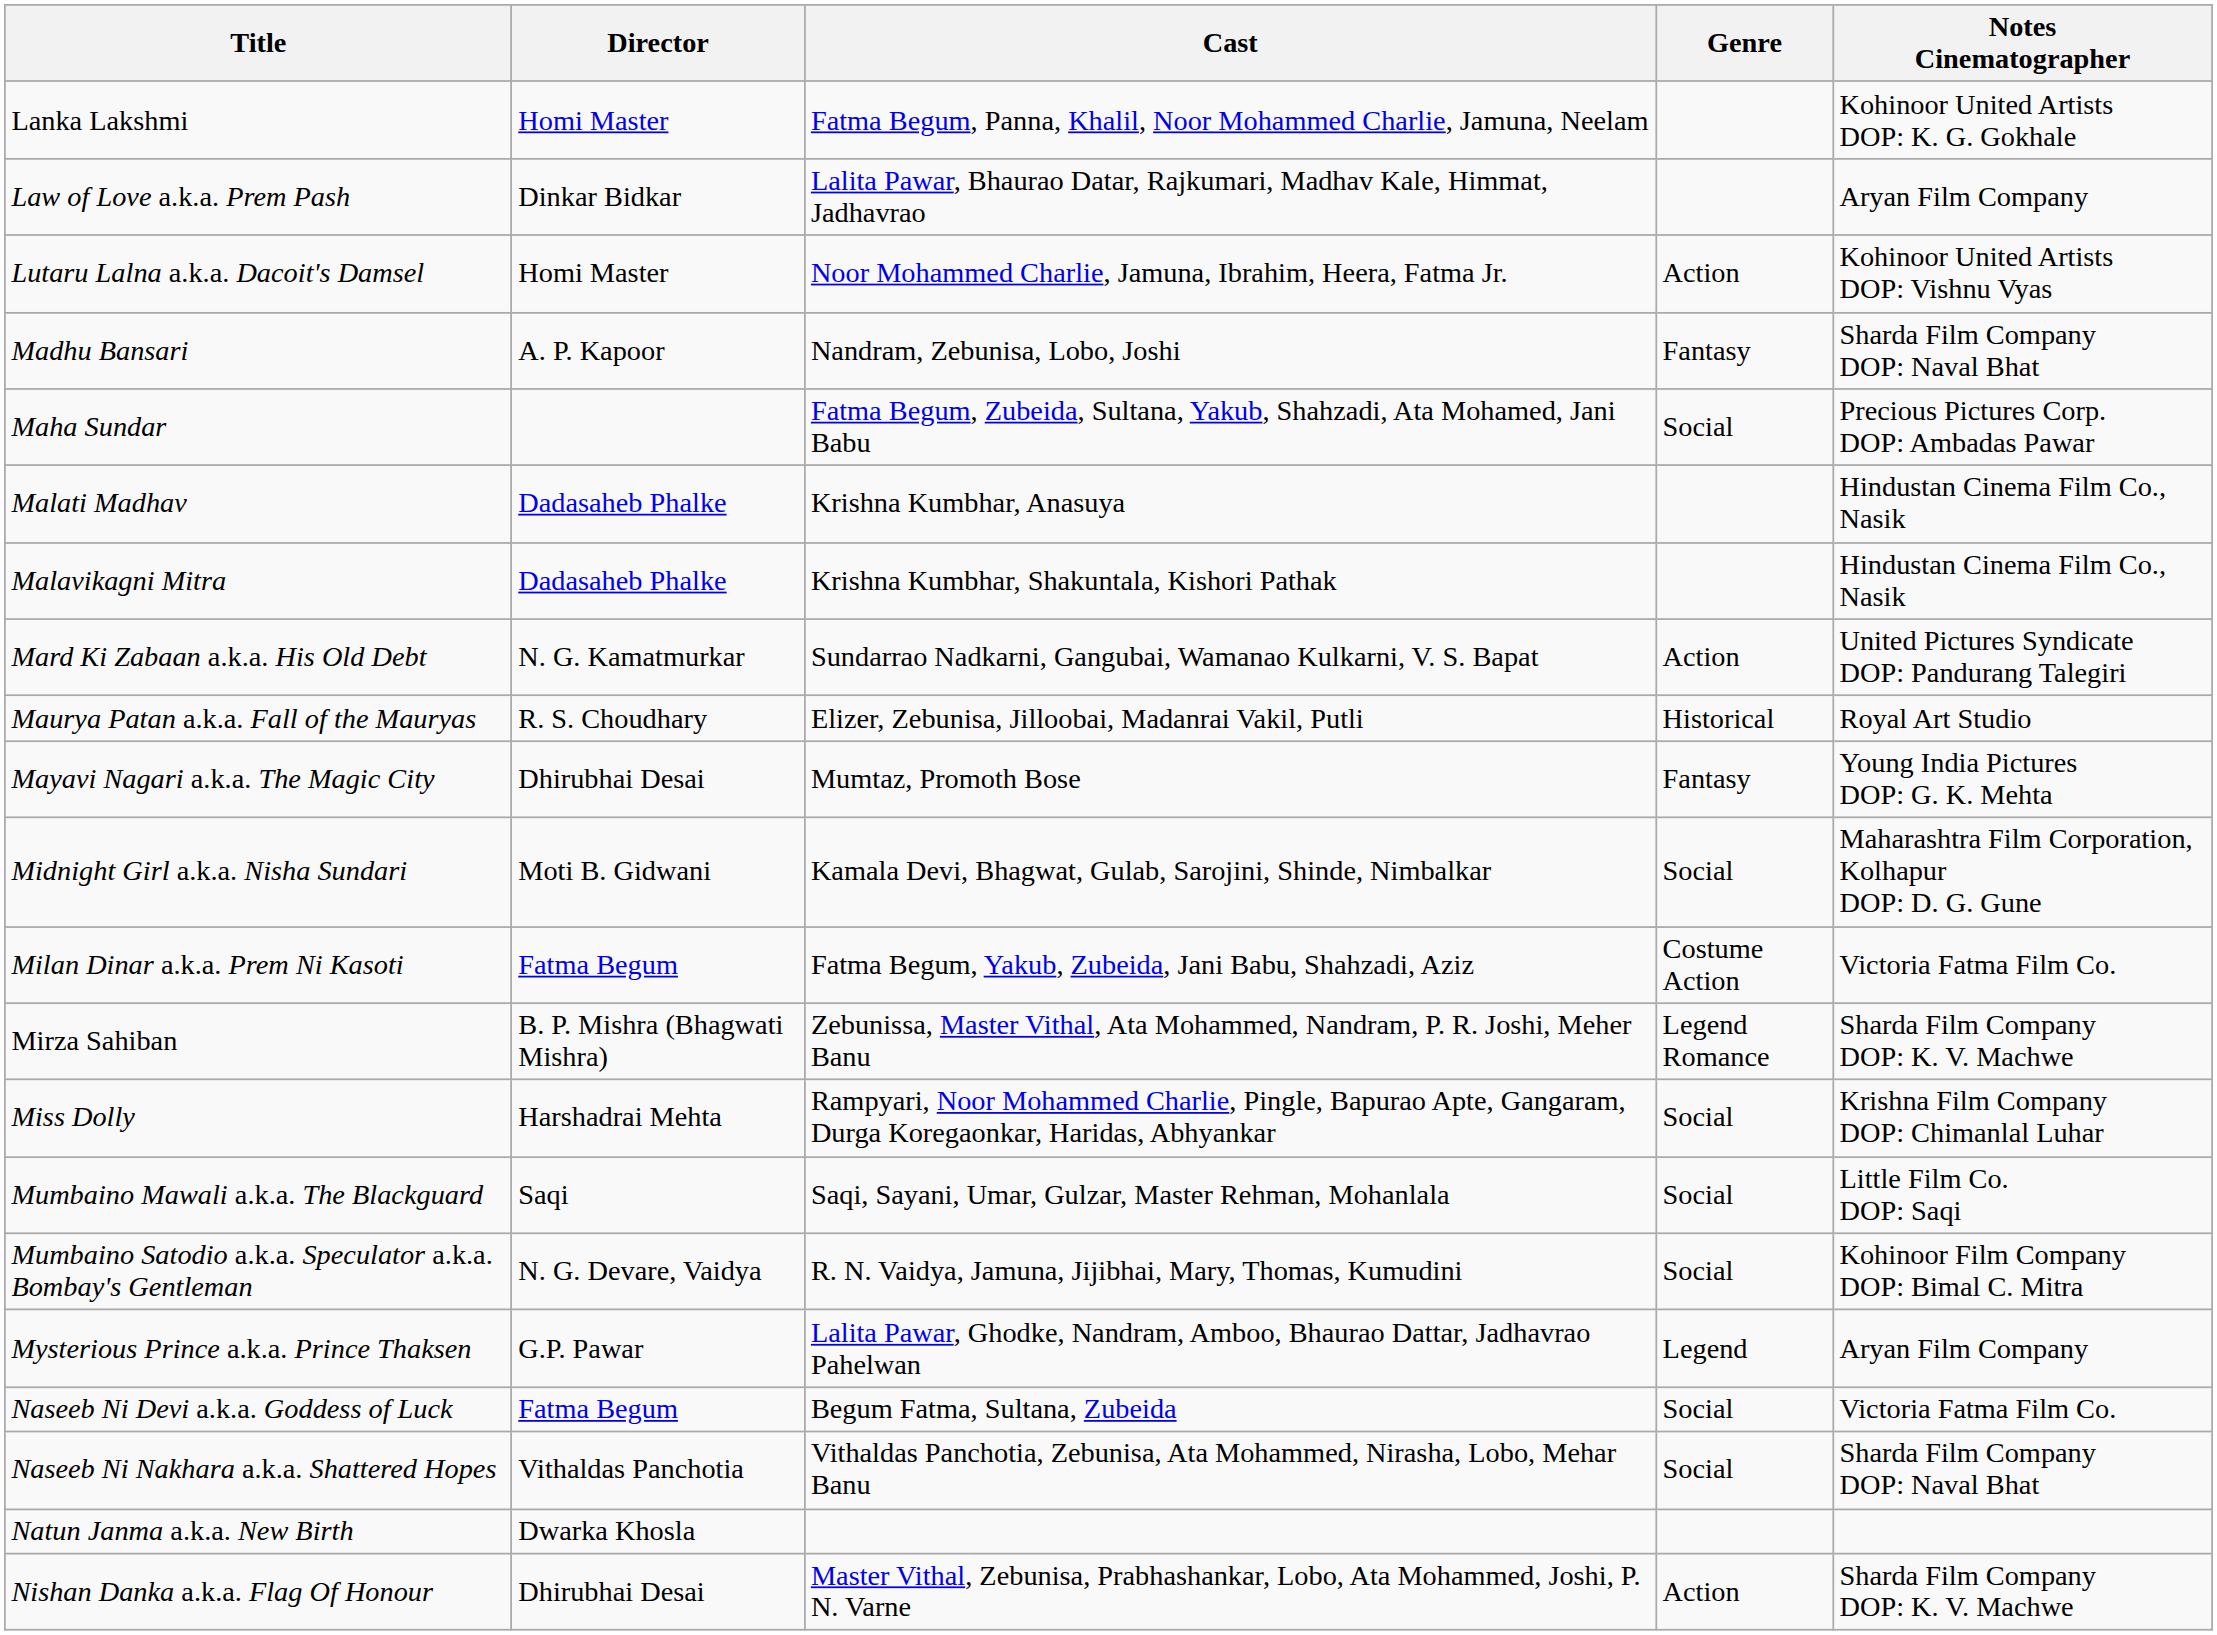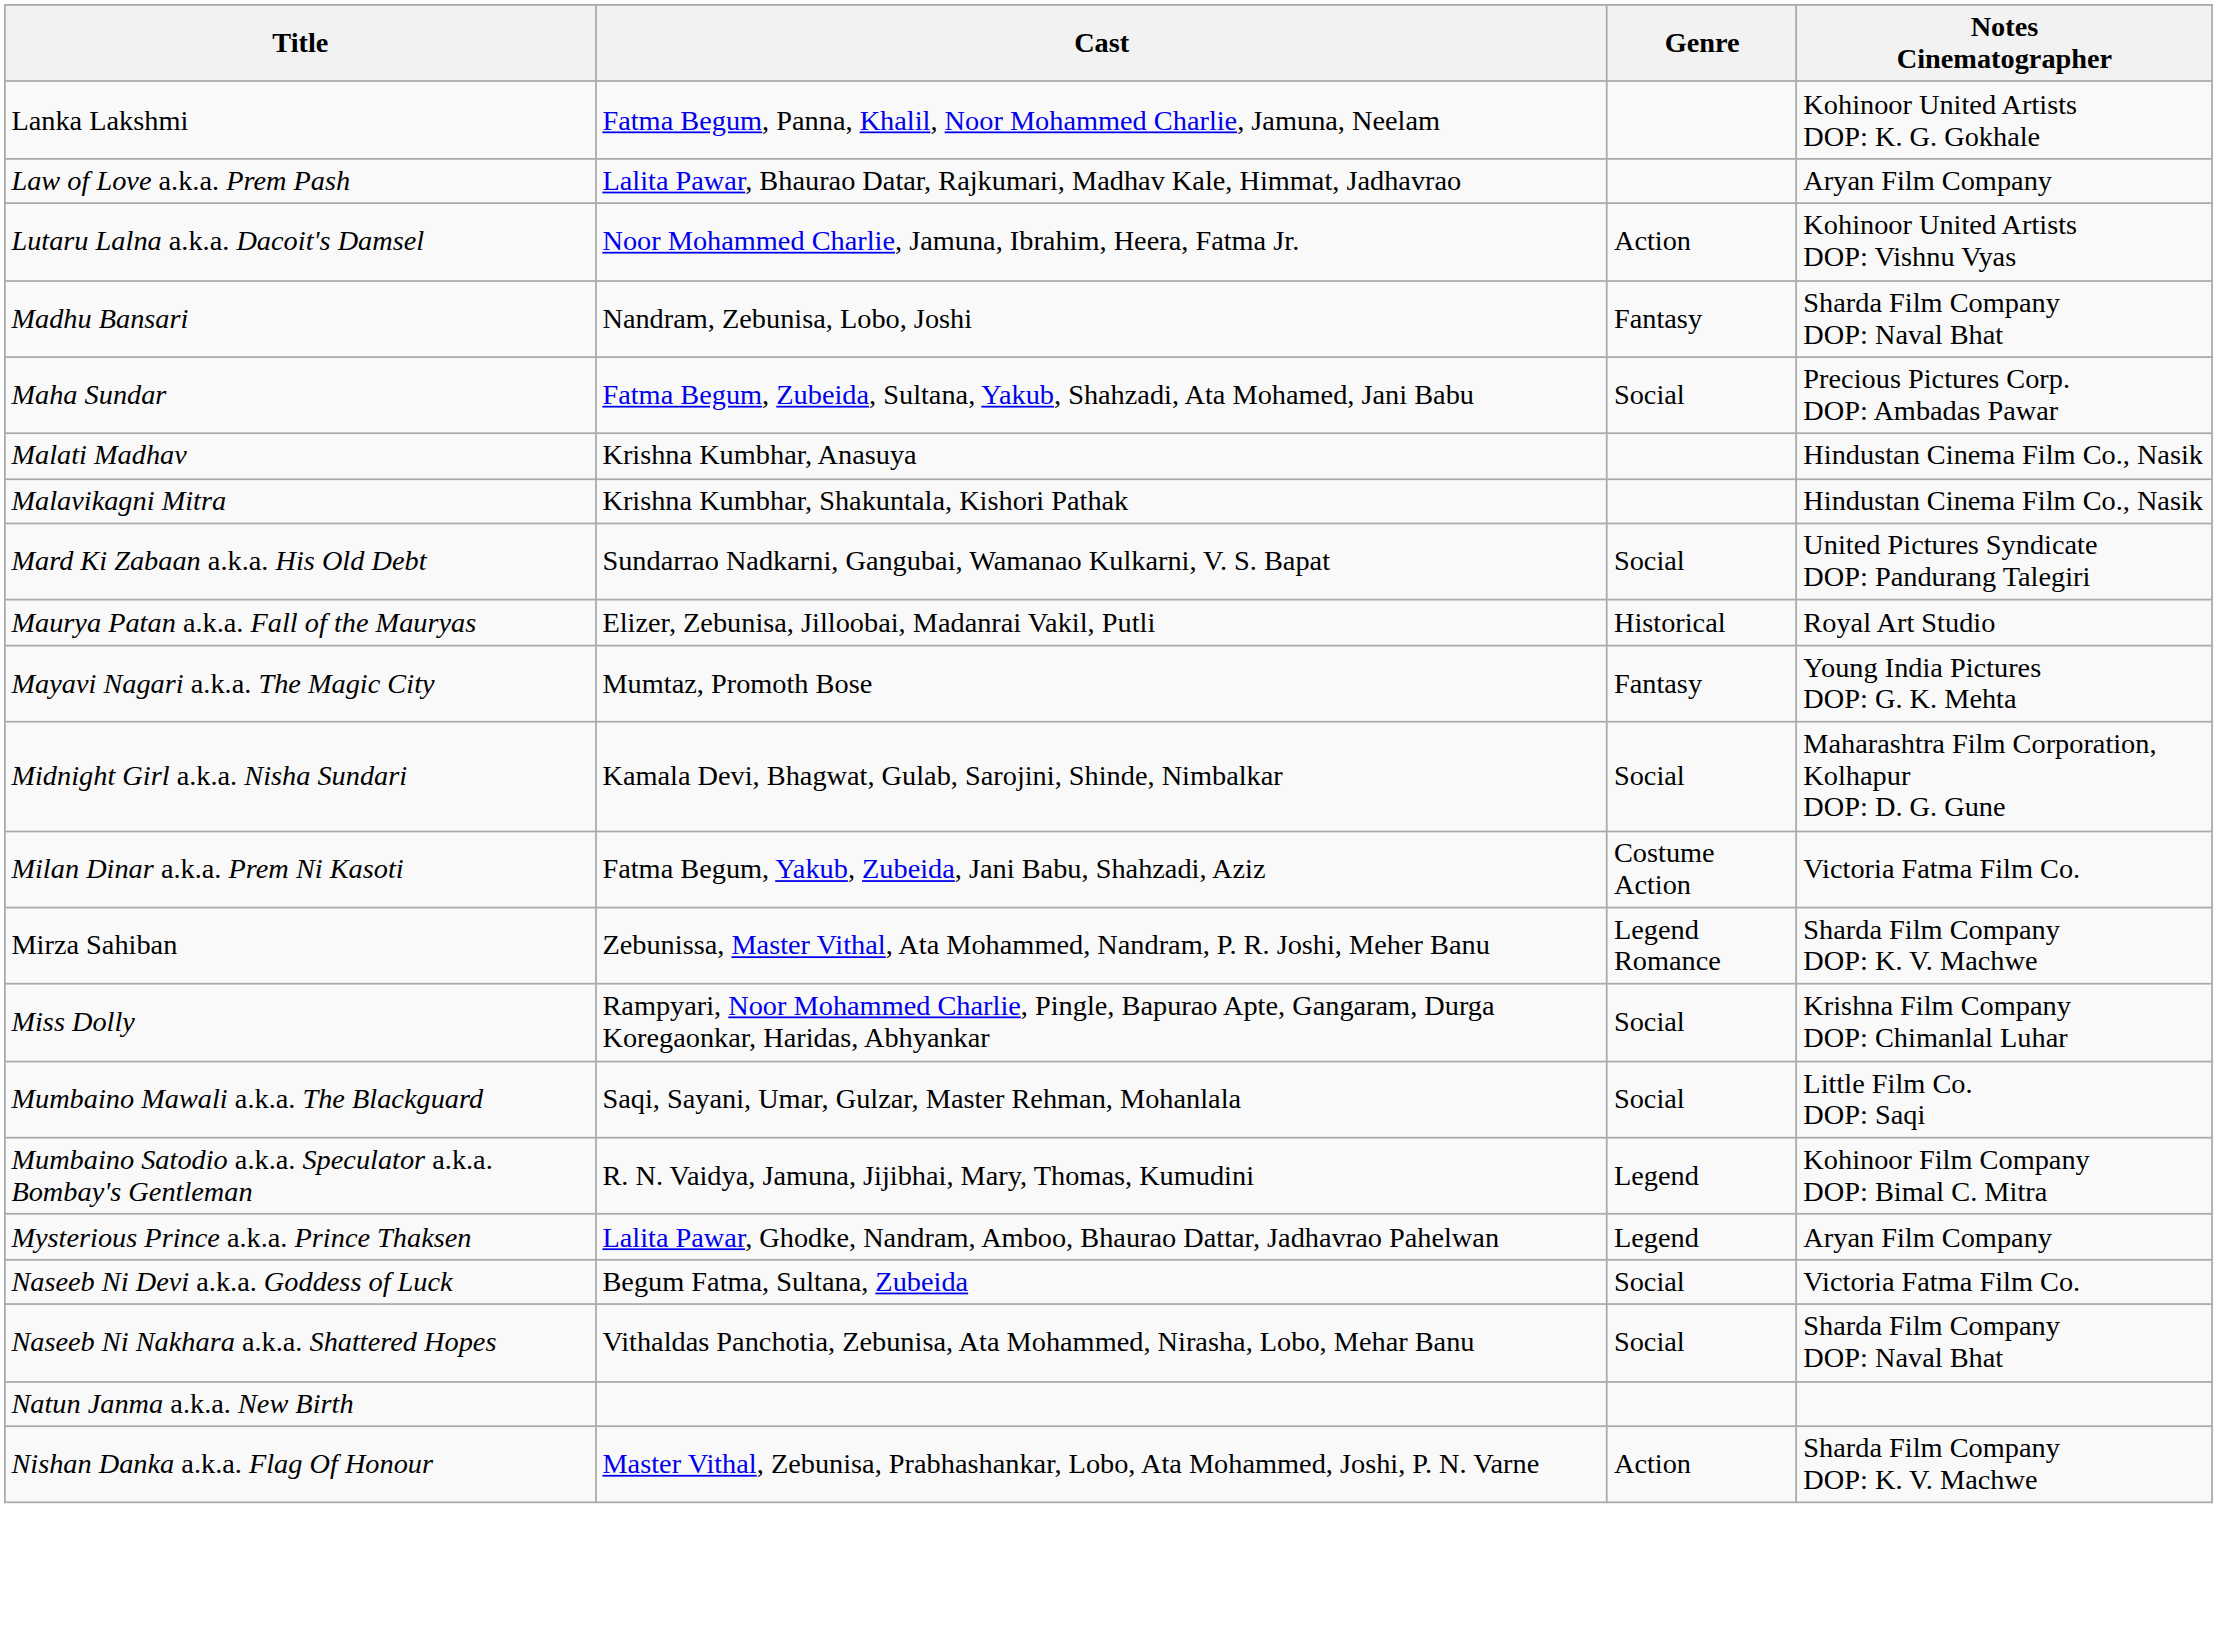- column: (658, 42)
(1701, 657) Action -> (1649, 561) Social
(1698, 1271) Social -> (1656, 1175) Legend
